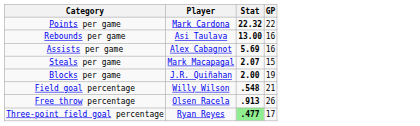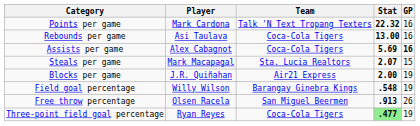+ column: (305, 11)
(271, 24) 22 -> (408, 24) 16
(271, 50) normal -> (408, 50) bold
(271, 88) 21 -> (408, 88) 19
(271, 114) 17 -> (408, 114) 19
